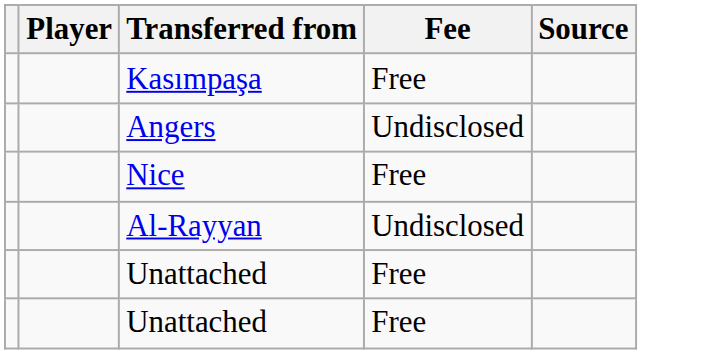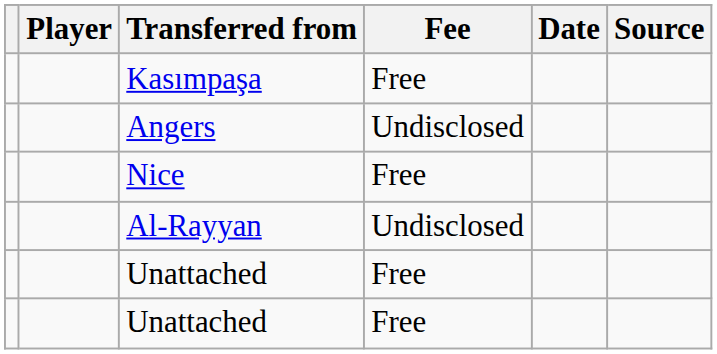+ column: (569, 28)
